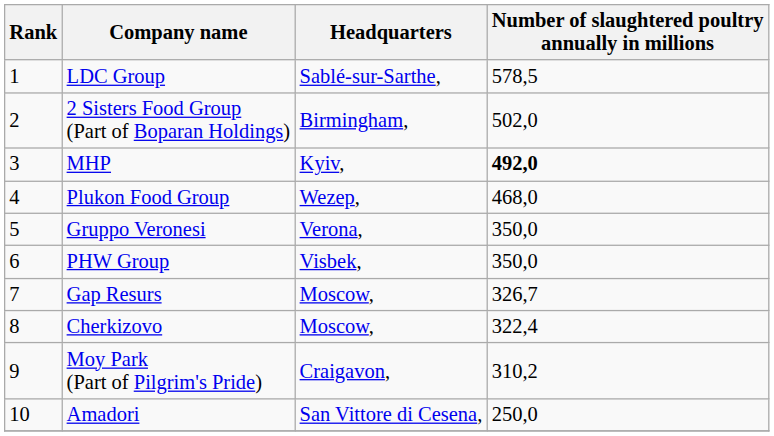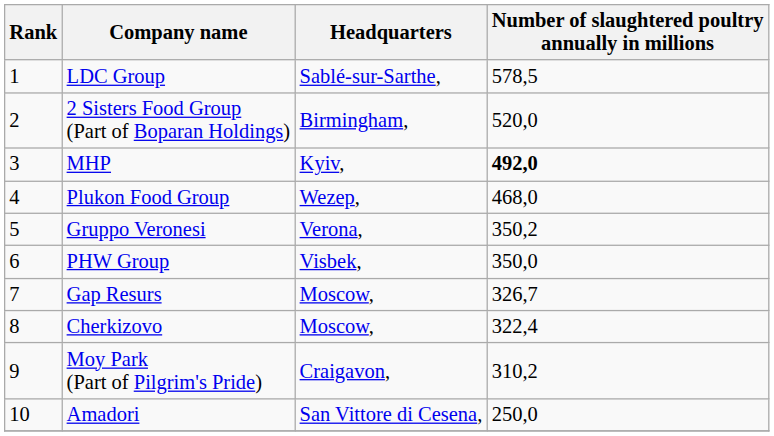(515, 120) 502,0 -> (515, 120) 520,0
(515, 229) 350,0 -> (515, 229) 350,2
